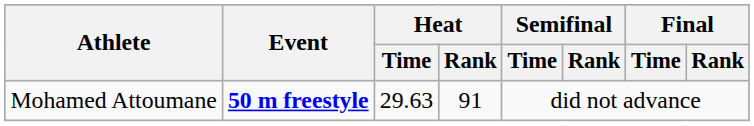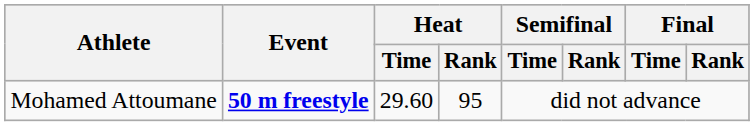(406, 100) 29.63 -> (406, 100) 29.60
(470, 100) 91 -> (470, 100) 95
